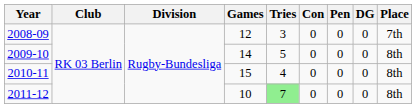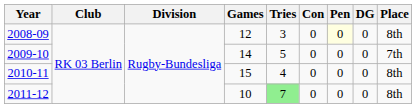(340, 34) no background -> (340, 34) lightyellow background
(395, 34) 7th -> (395, 34) 8th
(395, 53) 8th -> (395, 53) 7th
